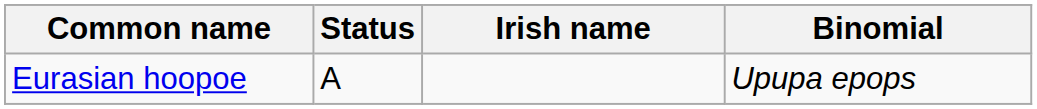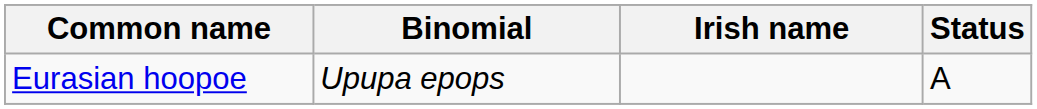columns swapped: (878, 29) <-> (368, 29)
